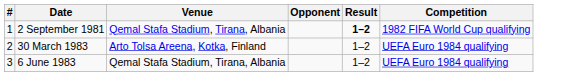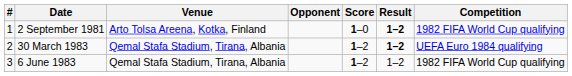+ column: (360, 12)
(197, 29) Qemal Stafa Stadium, Tirana, Albania -> (188, 29) Arto Tolsa Areena, Kotka, Finland
(188, 46) Arto Tolsa Areena, Kotka, Finland -> (197, 46) Qemal Stafa Stadium, Tirana, Albania
(361, 46) normal -> (395, 46) bold
(445, 63) UEFA Euro 1984 qualifying -> (491, 63) 1982 FIFA World Cup qualifying
